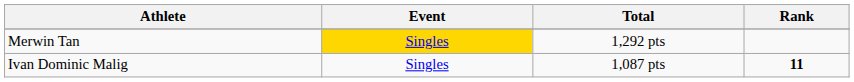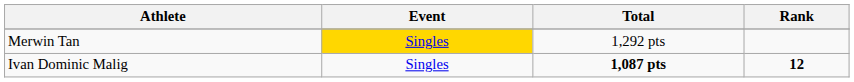(638, 65) normal -> (638, 65) bold
(797, 65) 11 -> (797, 65) 12
